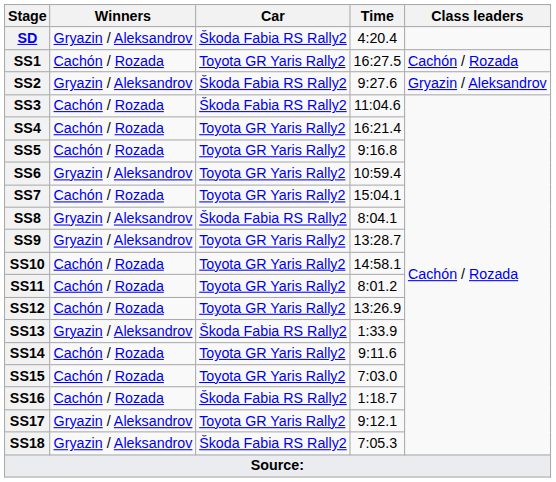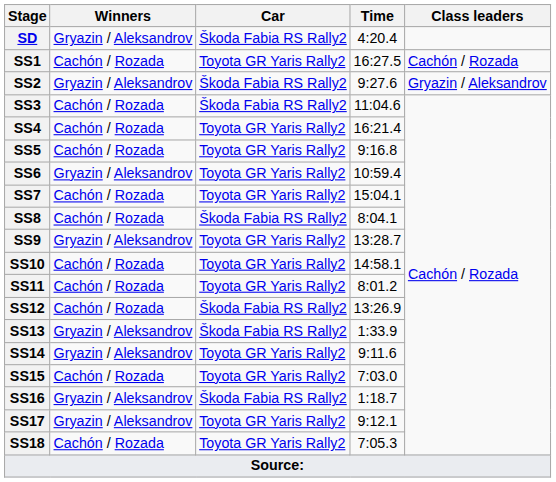(123, 218) Gryazin / Aleksandrov -> (109, 218) Cachón / Rozada
(272, 308) Toyota GR Yaris Rally2 -> (273, 308) Škoda Fabia RS Rally2
(109, 353) Cachón / Rozada -> (123, 353) Gryazin / Aleksandrov
(109, 398) Cachón / Rozada -> (123, 398) Gryazin / Aleksandrov
(123, 443) Gryazin / Aleksandrov -> (109, 443) Cachón / Rozada
(273, 443) Škoda Fabia RS Rally2 -> (272, 443) Toyota GR Yaris Rally2
